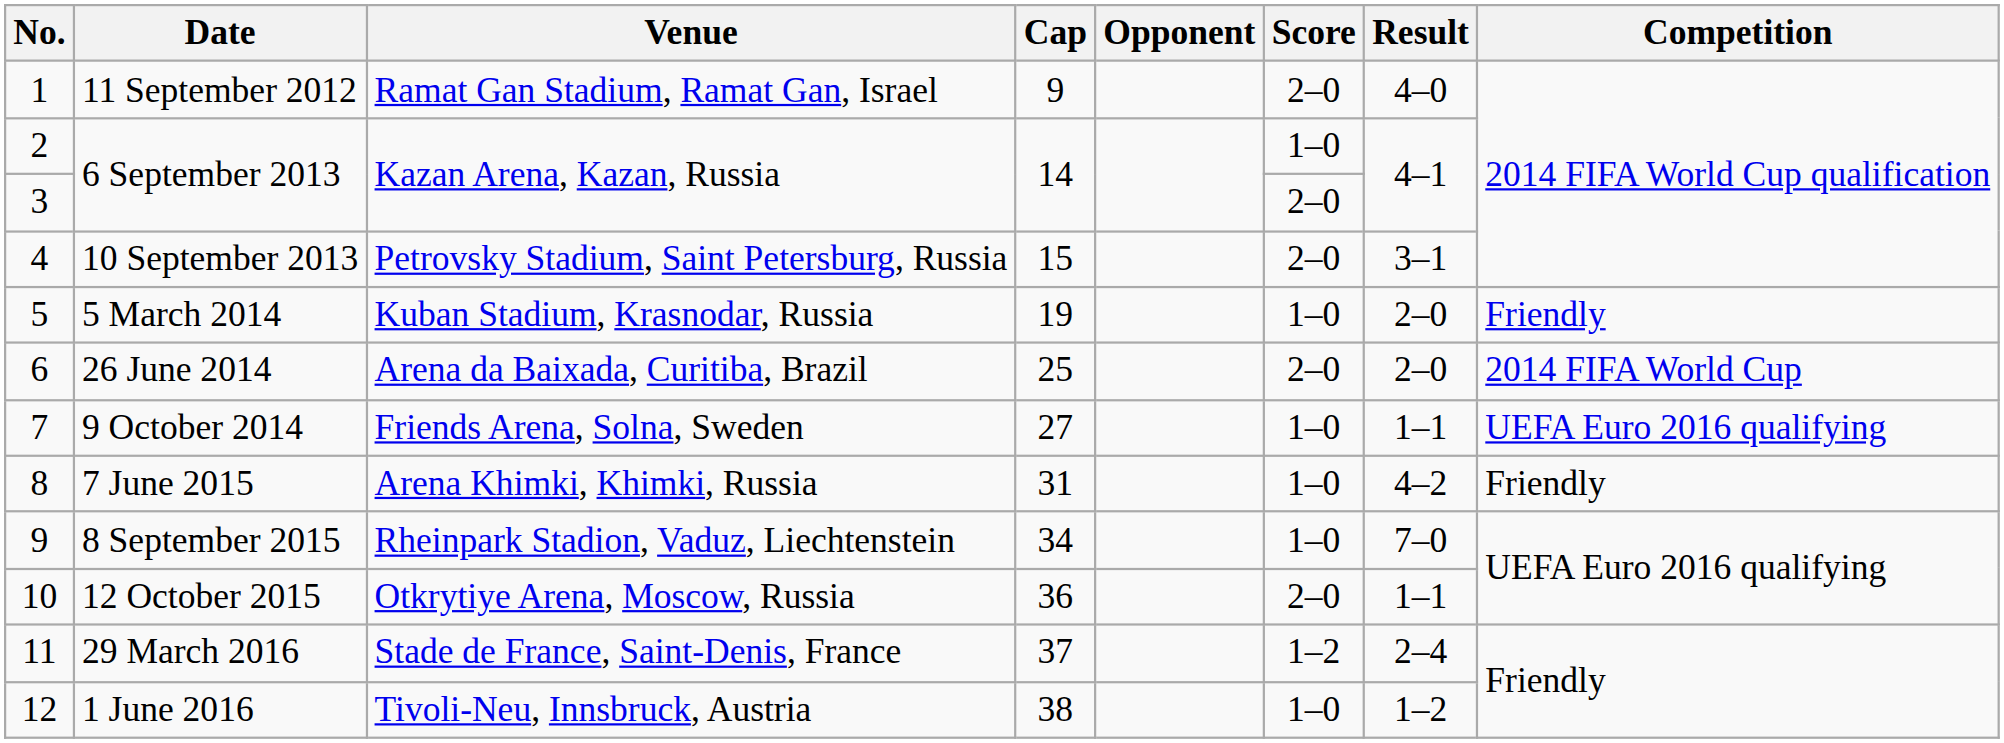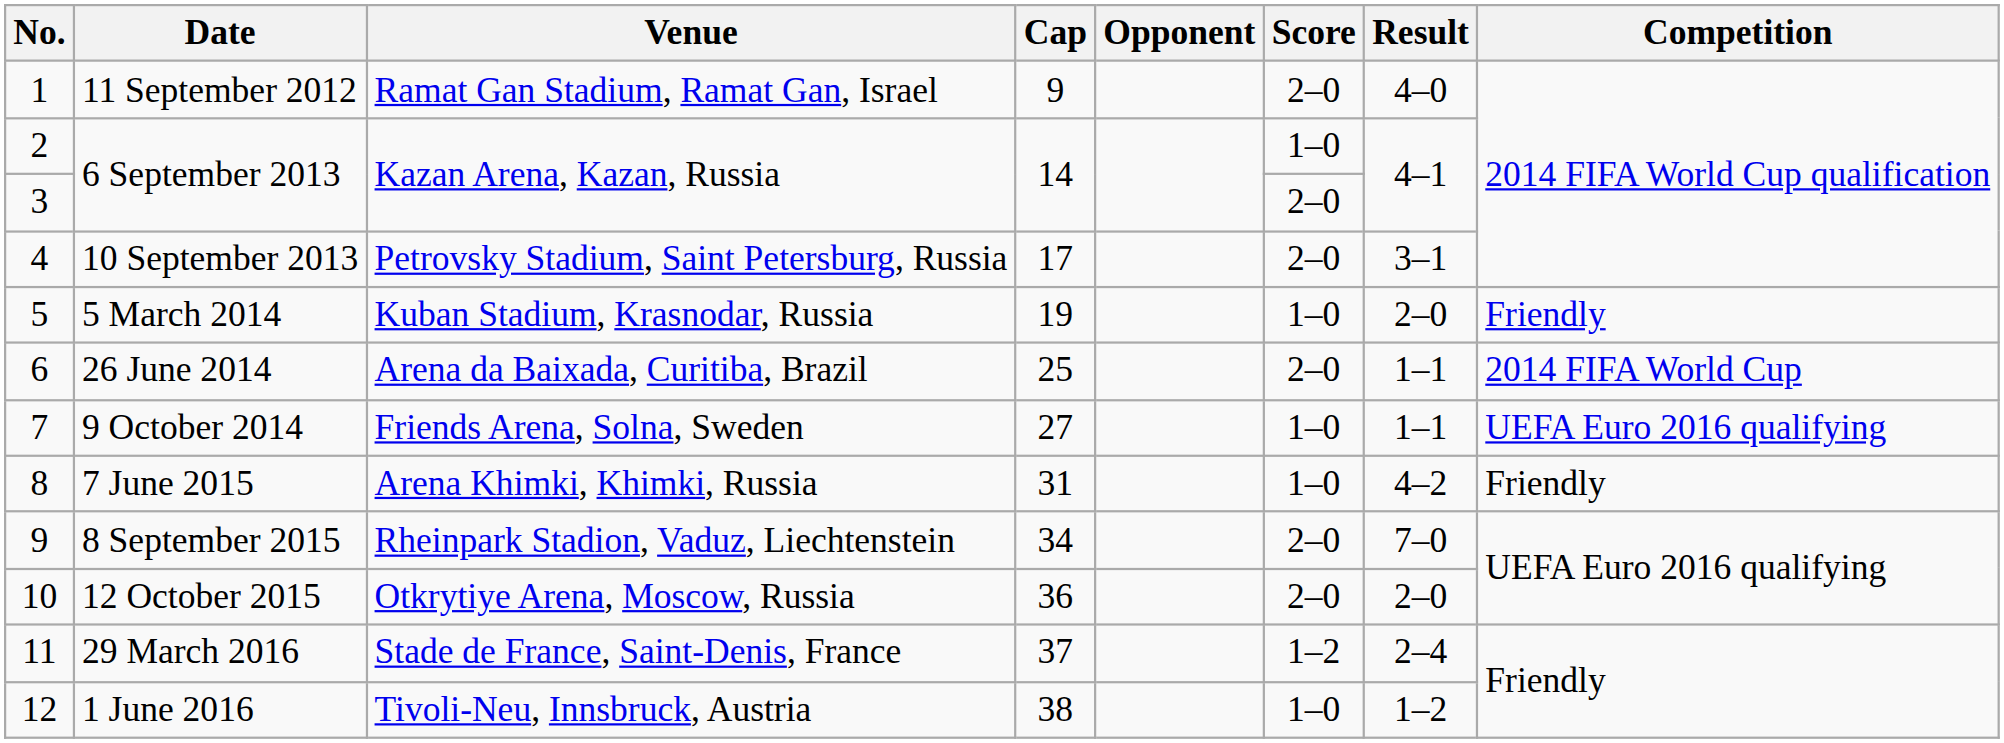(1055, 257) 15 -> (1055, 257) 17
(1421, 370) 2–0 -> (1421, 370) 1–1
(1314, 539) 1–0 -> (1314, 539) 2–0
(1421, 595) 1–1 -> (1421, 595) 2–0
